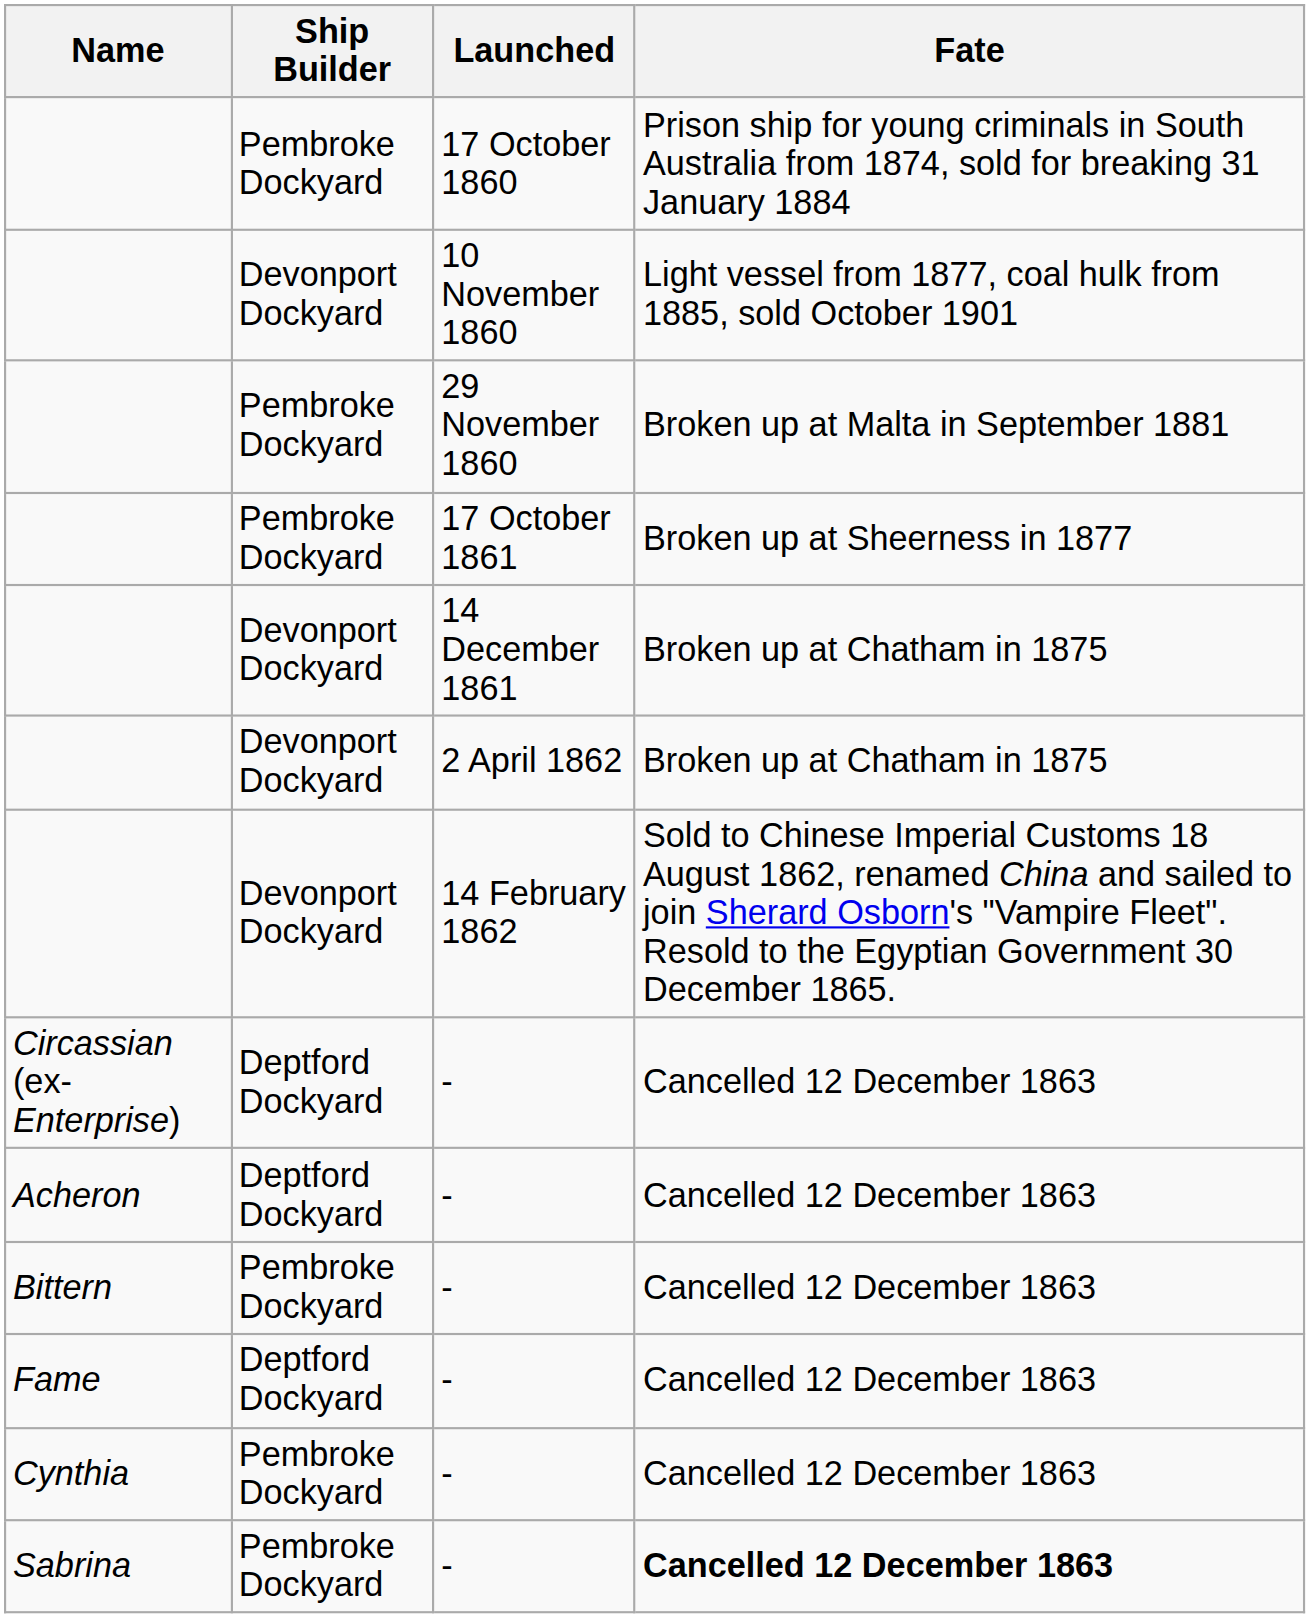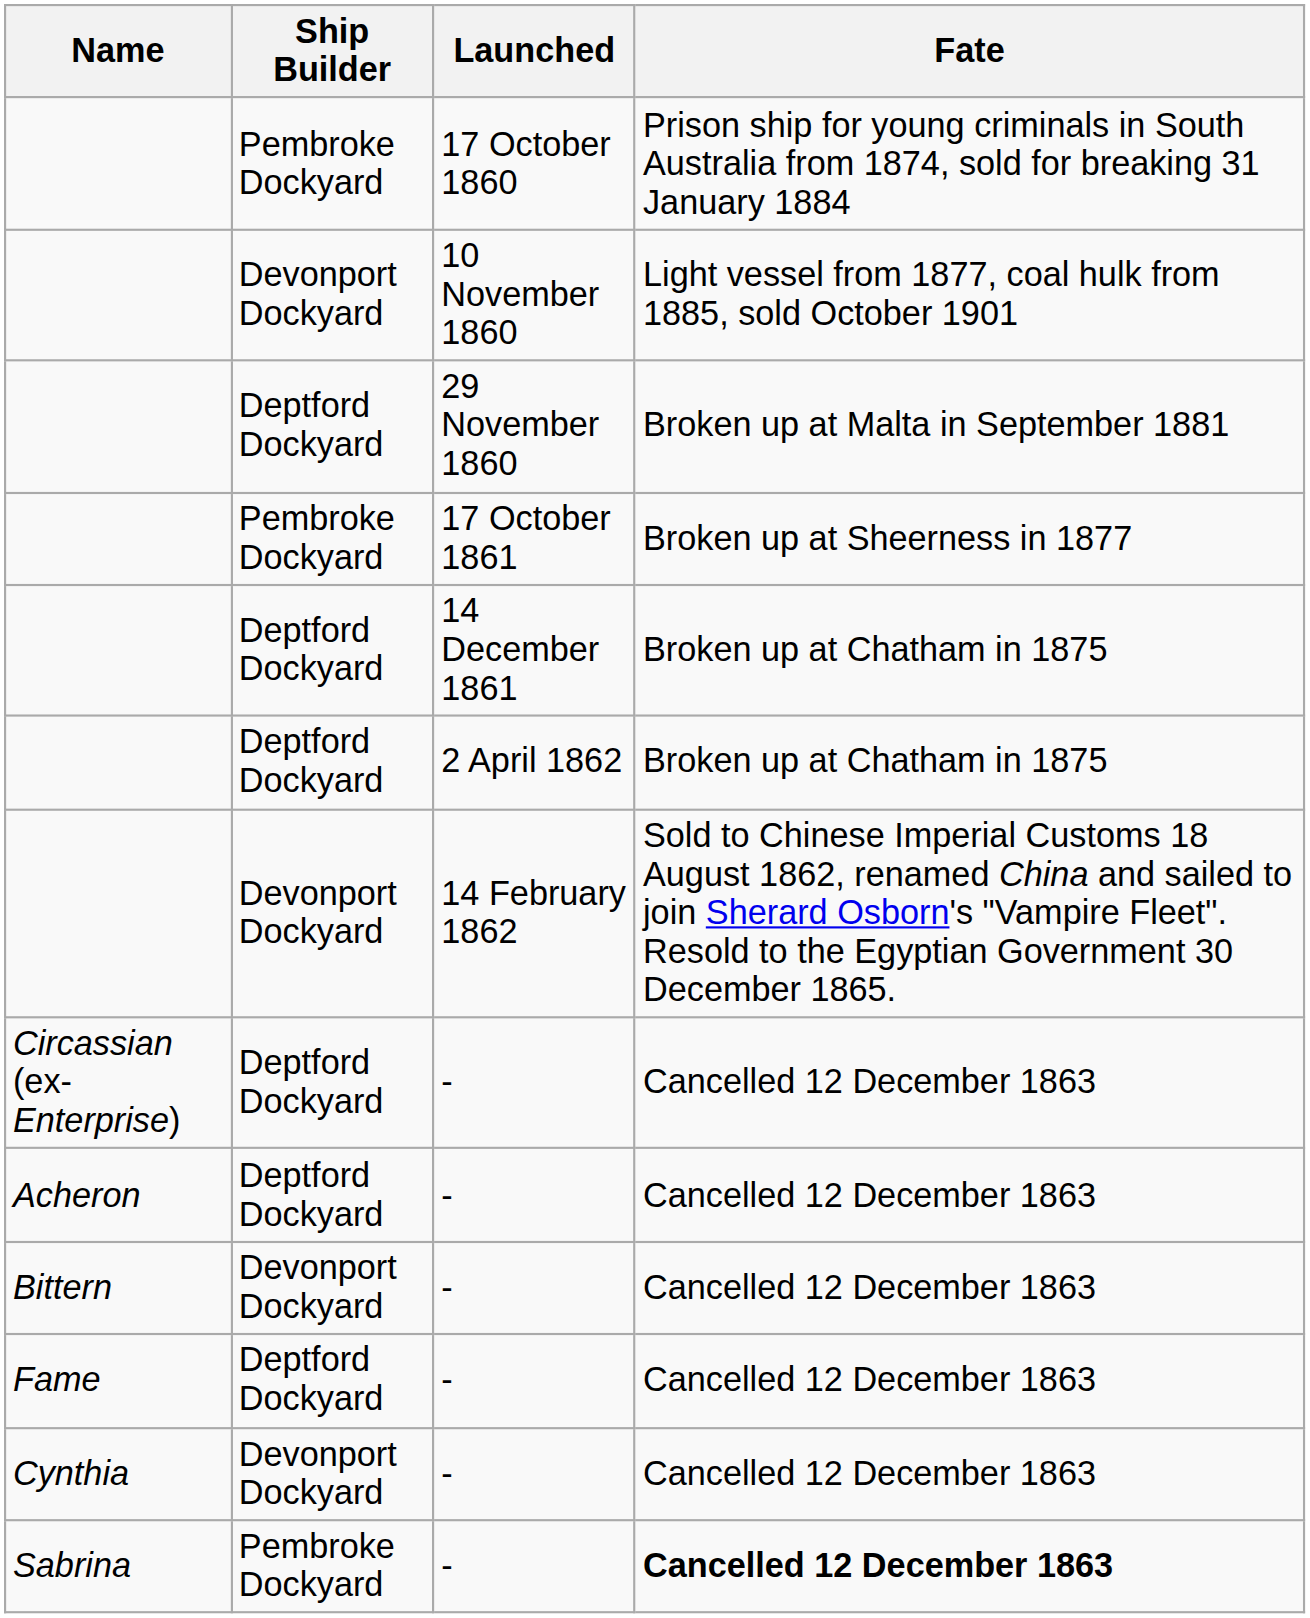(317, 425) Pembroke Dockyard -> (311, 425) Deptford Dockyard
(318, 649) Devonport Dockyard -> (311, 649) Deptford Dockyard
(318, 761) Devonport Dockyard -> (311, 761) Deptford Dockyard
(317, 1287) Pembroke Dockyard -> (318, 1287) Devonport Dockyard
(317, 1472) Pembroke Dockyard -> (318, 1472) Devonport Dockyard
